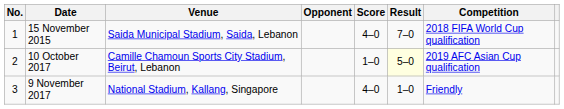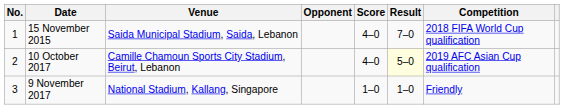(371, 62) 1–0 -> (371, 62) 4–0
(371, 90) 4–0 -> (371, 90) 1–0
